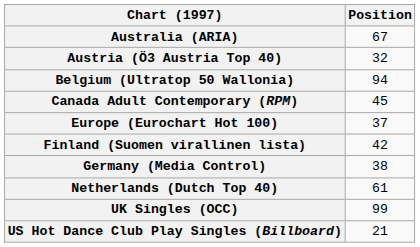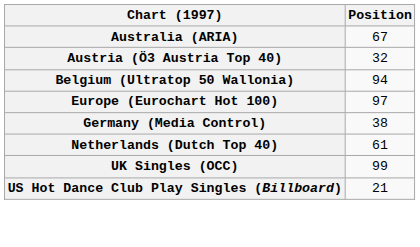- row: (175, 102)
(380, 123) 37 -> (380, 102) 97
- row: (175, 145)
